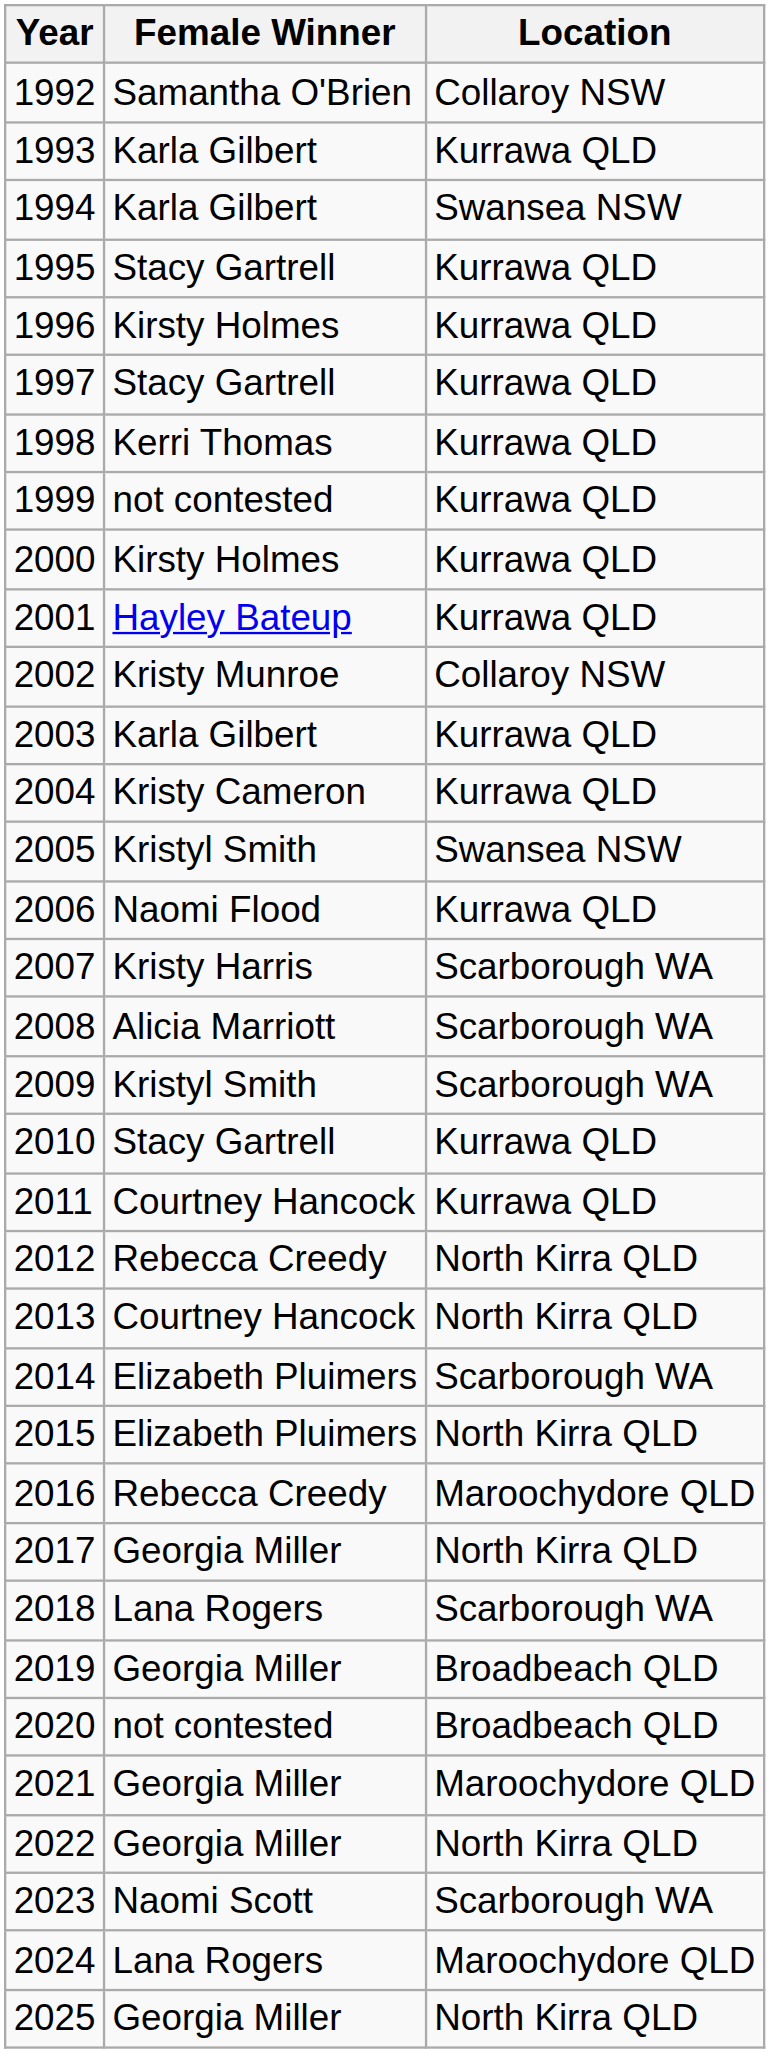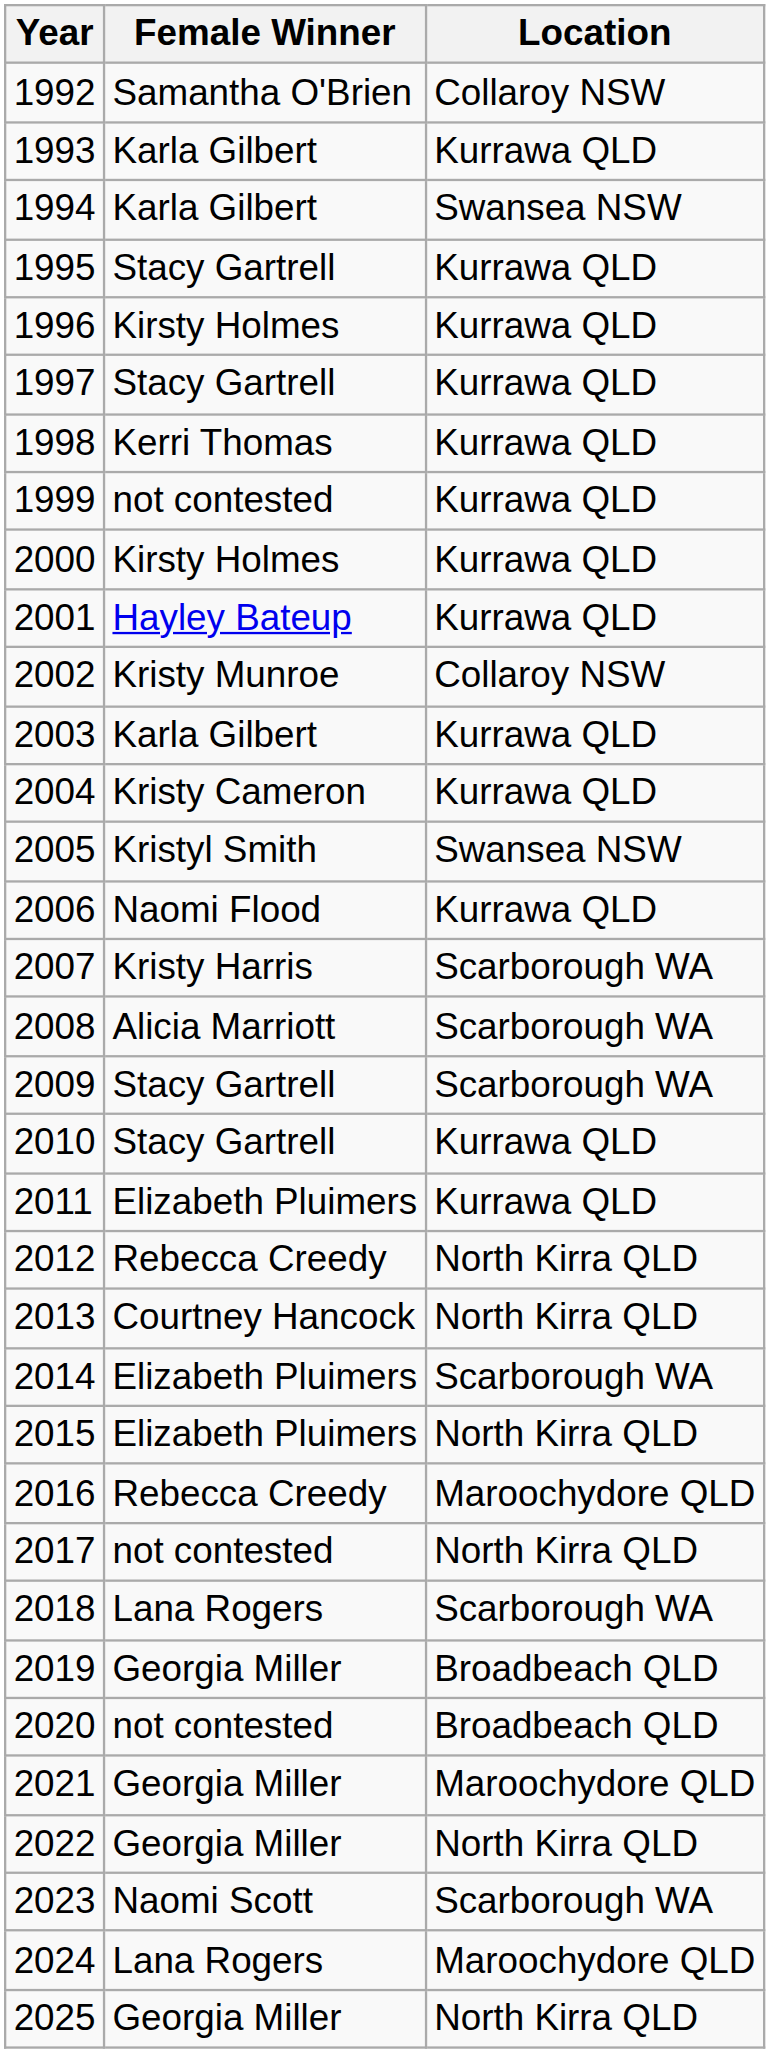(215, 1084) Kristyl Smith -> (224, 1084) Stacy Gartrell
(264, 1200) Courtney Hancock -> (265, 1200) Elizabeth Pluimers
(227, 1551) Georgia Miller -> (223, 1551) not contested
